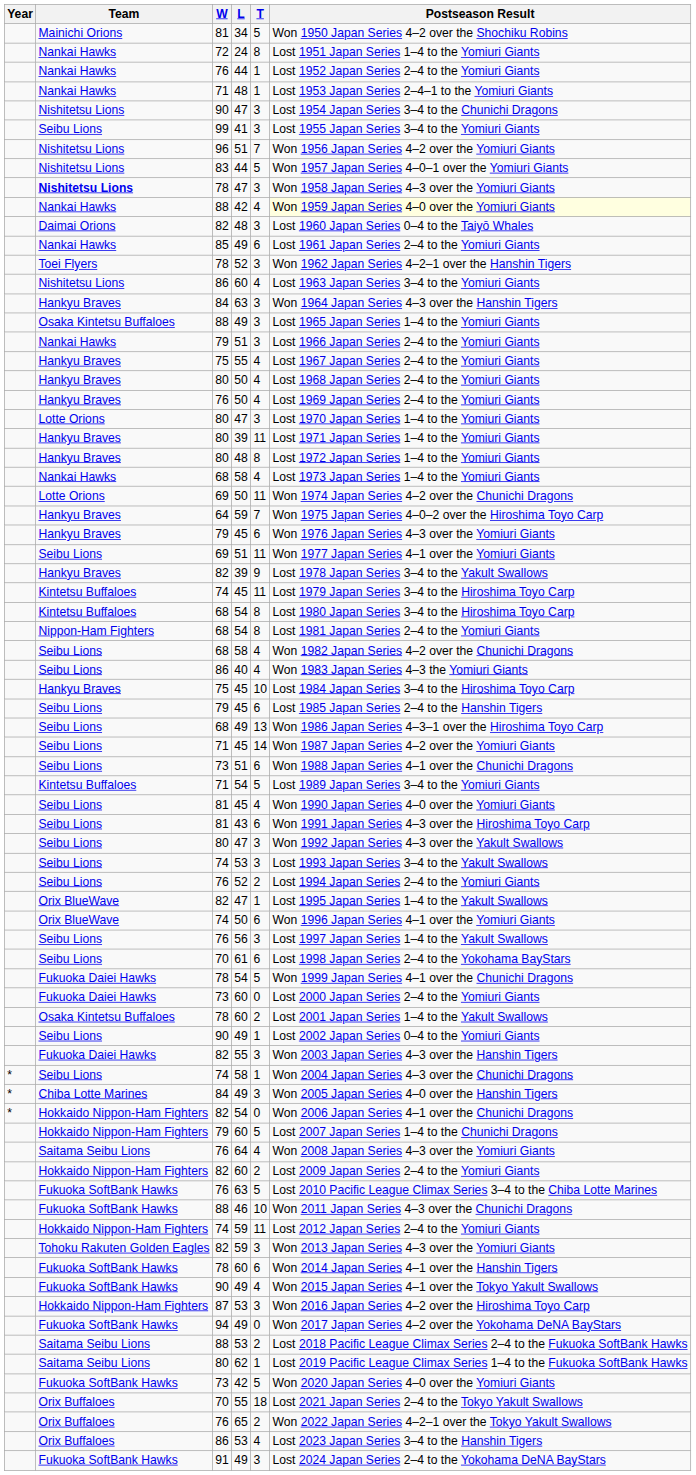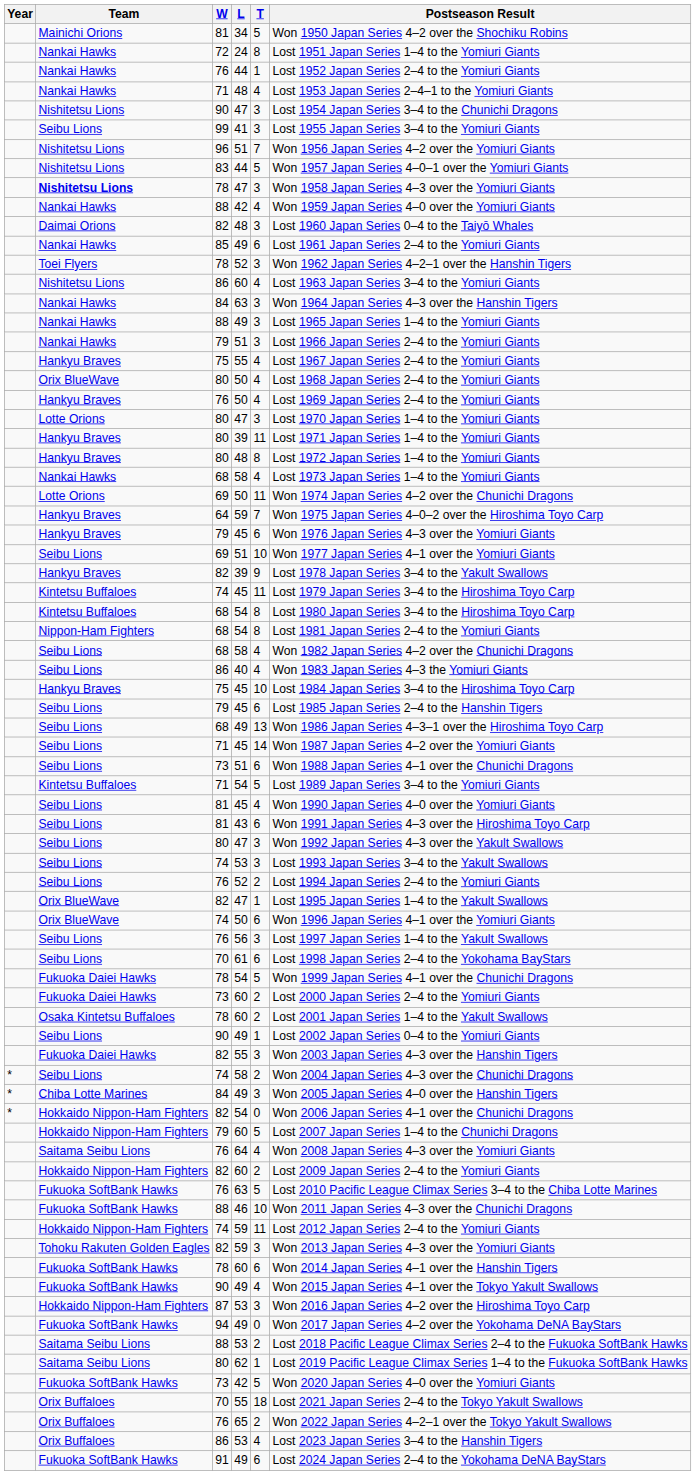(257, 91) 1 -> (257, 91) 4
(414, 206) lightyellow background -> (414, 206) no background
(80, 303) Hankyu Braves -> (77, 303) Nankai Hawks
(107, 322) Osaka Kintetsu Buffaloes -> (77, 322) Nankai Hawks
(80, 380) Hankyu Braves -> (79, 380) Orix BlueWave
(260, 554) 11 -> (260, 554) 10
(257, 997) 0 -> (257, 997) 2
(257, 1074) 1 -> (257, 1074) 2
(257, 1460) 3 -> (257, 1460) 6
